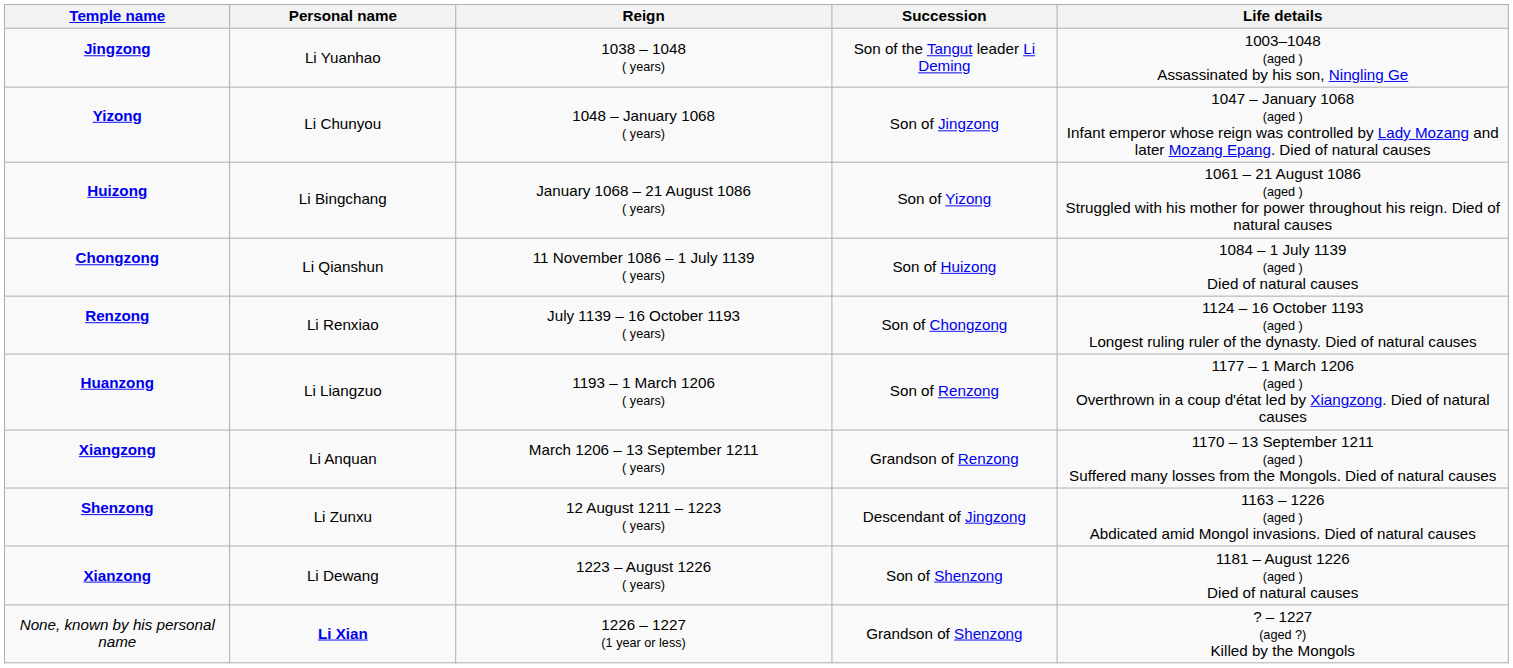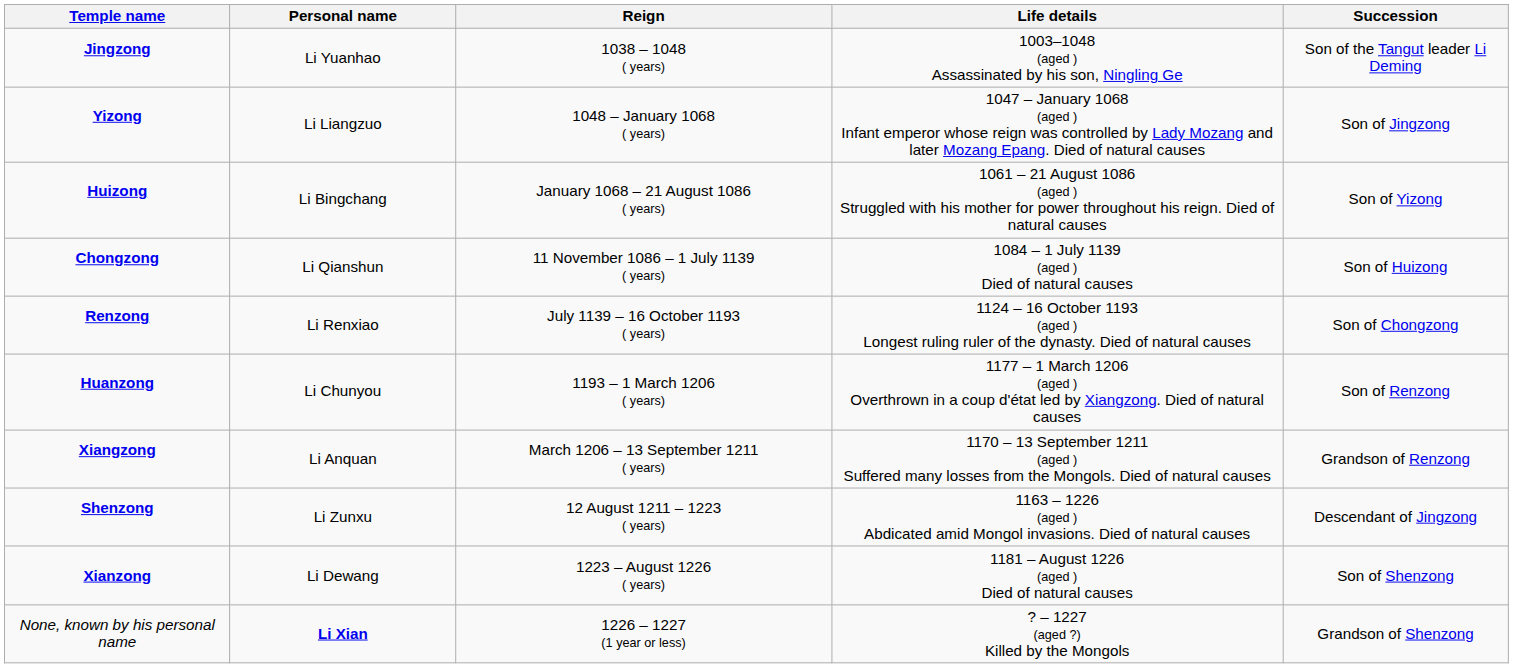columns swapped: (944, 16) <-> (1283, 16)
(343, 124) Li Chunyou -> (343, 124) Li Liangzuo
(343, 392) Li Liangzuo -> (343, 392) Li Chunyou
